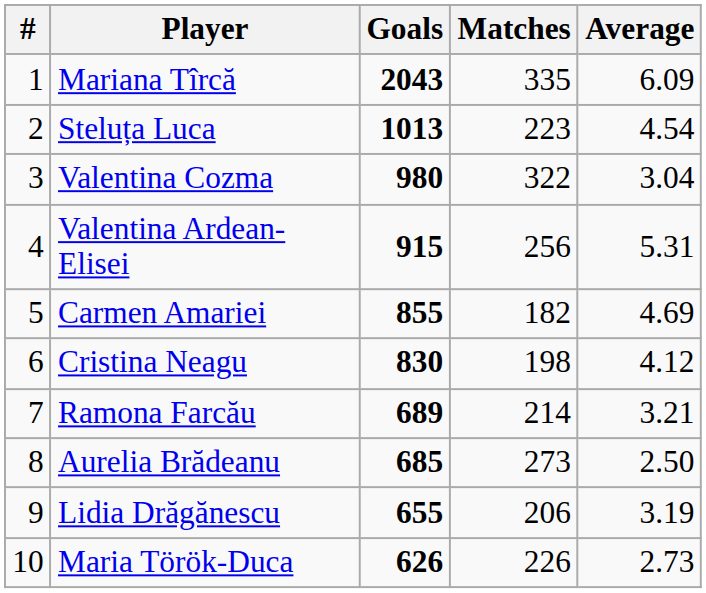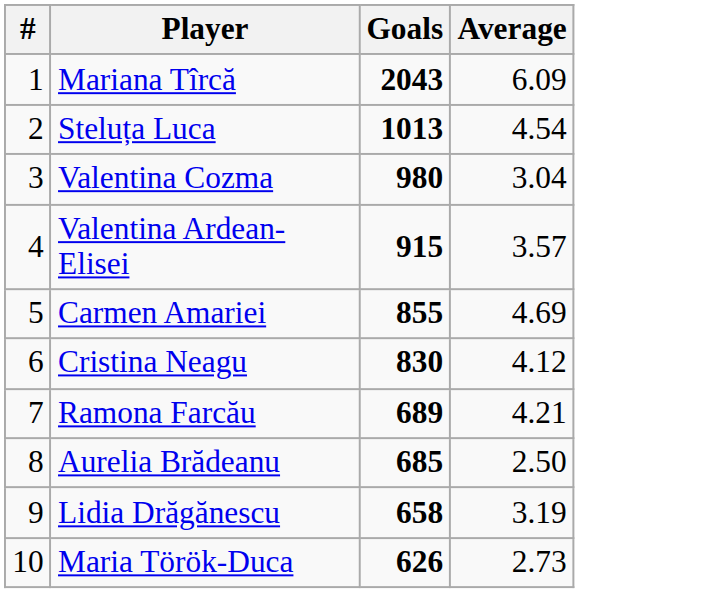- column: (514, 29)
(667, 245) 5.31 -> (539, 245) 3.57
(667, 412) 3.21 -> (539, 412) 4.21
(420, 512) 655 -> (420, 512) 658
